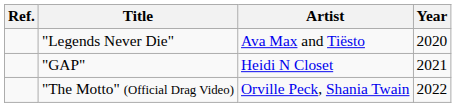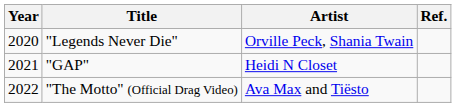columns swapped: (432, 16) <-> (21, 16)
(303, 41) Ava Max and Tiësto -> (329, 41) Orville Peck, Shania Twain
(325, 89) Orville Peck, Shania Twain -> (307, 89) Ava Max and Tiësto
